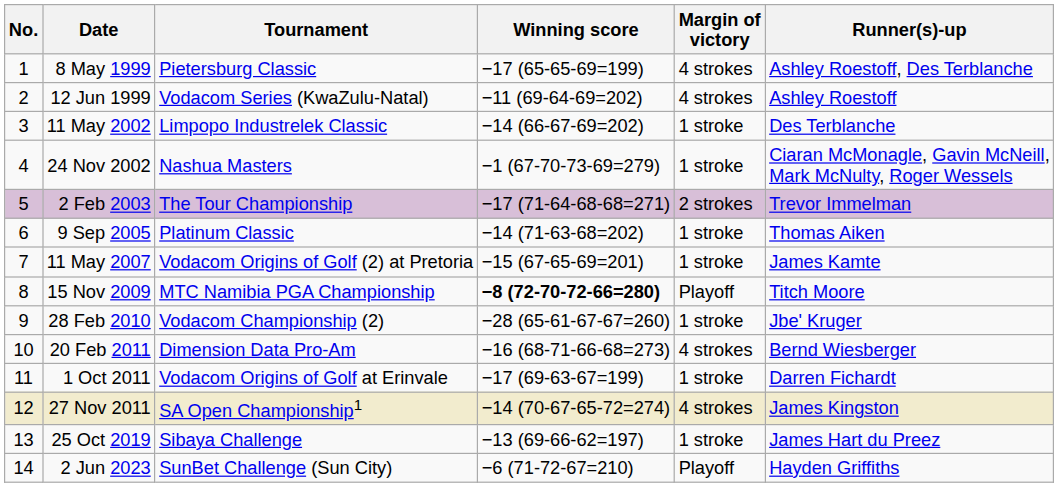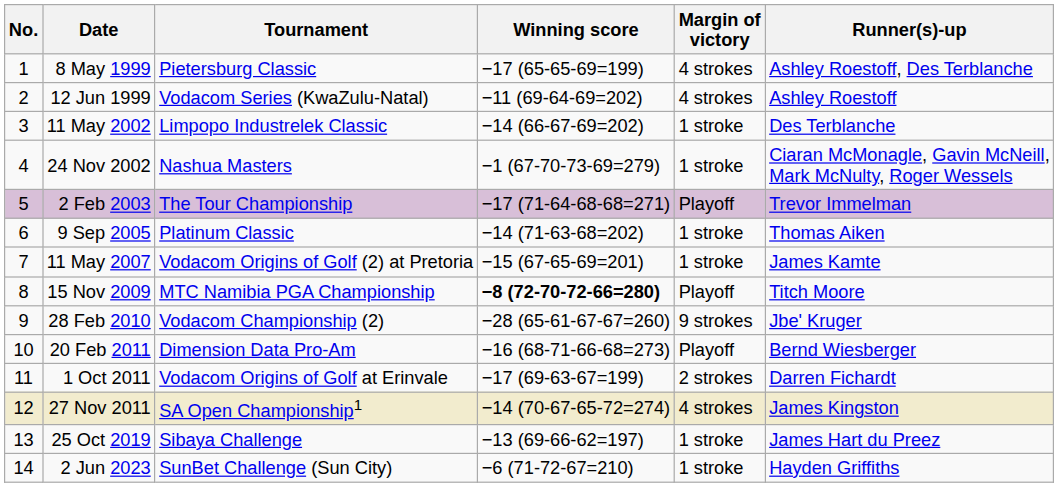(716, 204) 2 strokes -> (706, 204) Playoff
(711, 320) 1 stroke -> (716, 320) 9 strokes
(716, 349) 4 strokes -> (706, 349) Playoff
(711, 378) 1 stroke -> (716, 378) 2 strokes
(706, 468) Playoff -> (711, 468) 1 stroke
